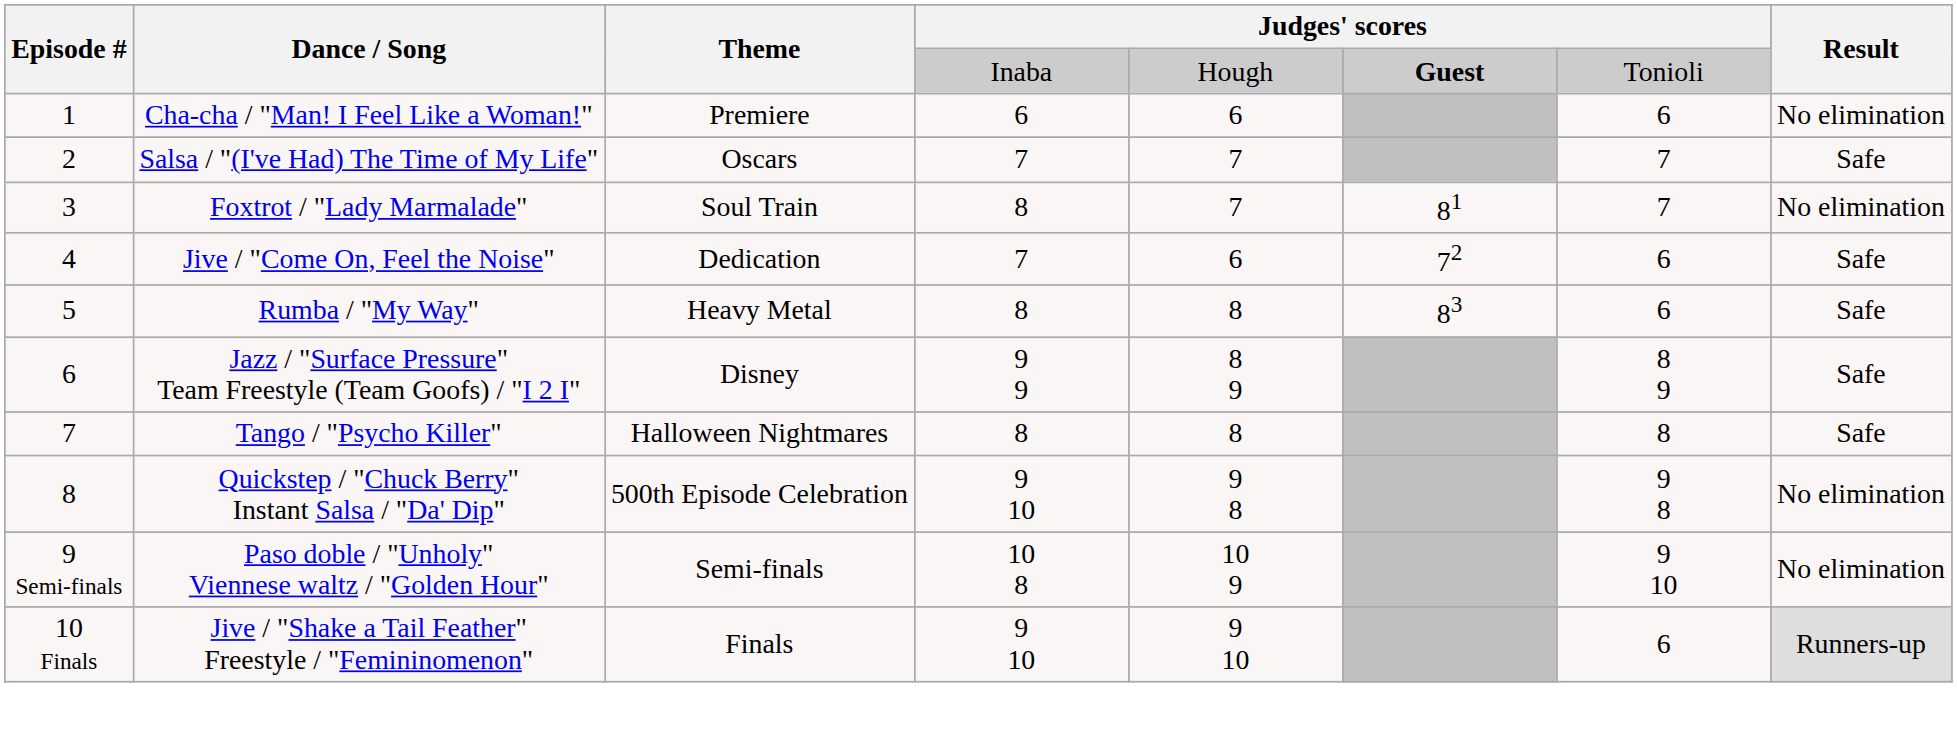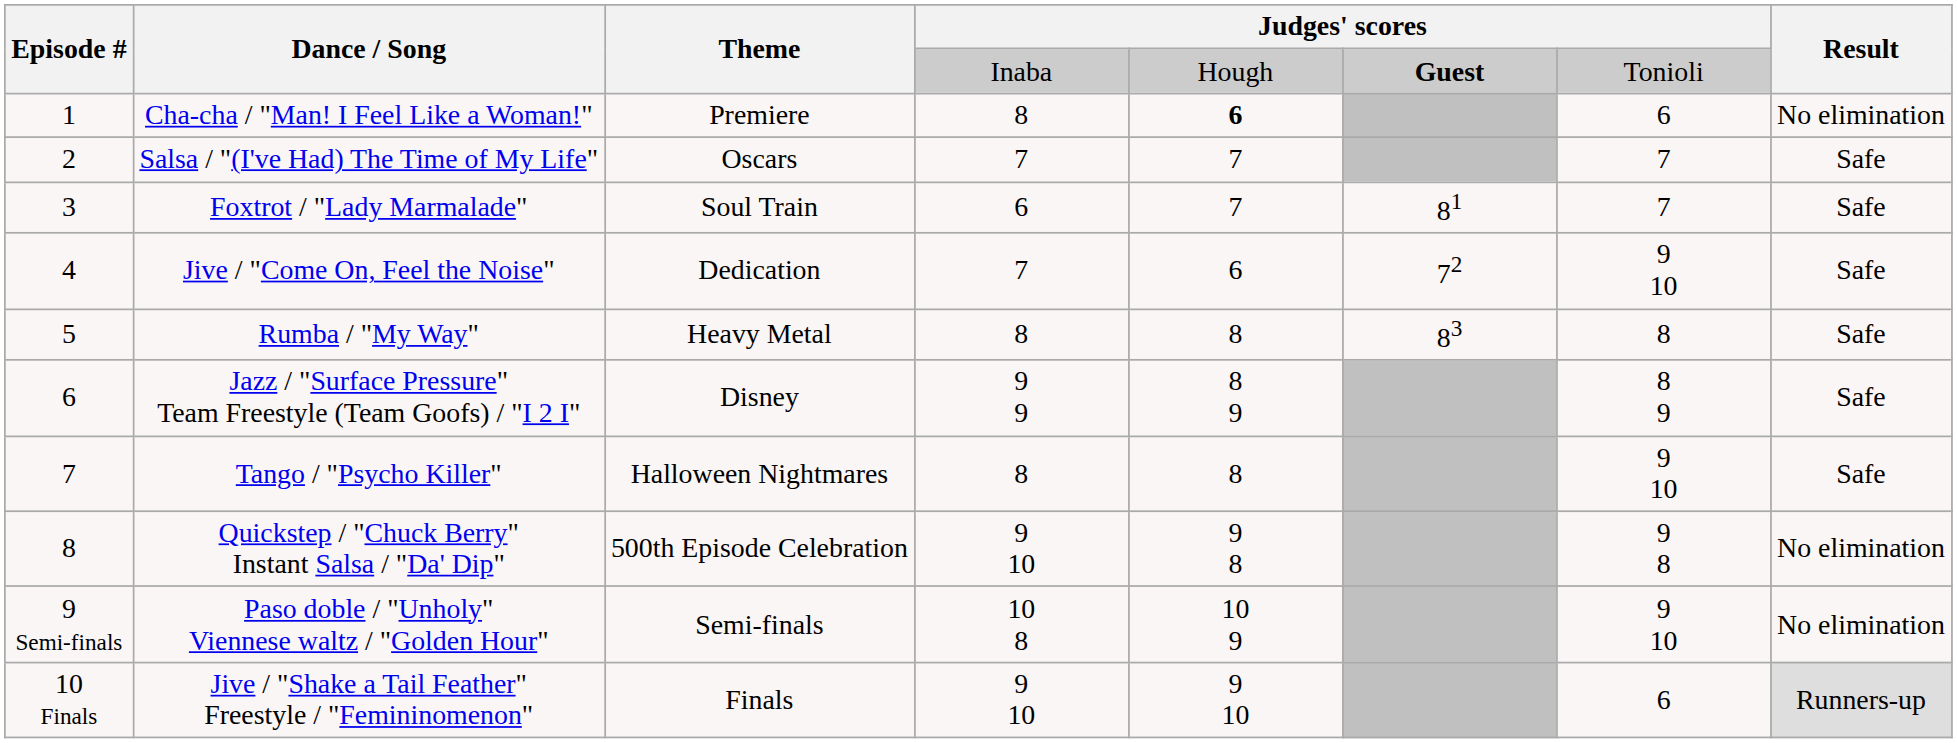(1021, 114) 6 -> (1021, 114) 8
(1235, 114) normal -> (1235, 114) bold
(1021, 206) 8 -> (1021, 206) 6
(1861, 206) No elimination -> (1861, 206) Safe
(1664, 258) 6 -> (1664, 270) 9 10
(1664, 310) 6 -> (1664, 334) 8
(1664, 433) 8 -> (1664, 473) 9 10
